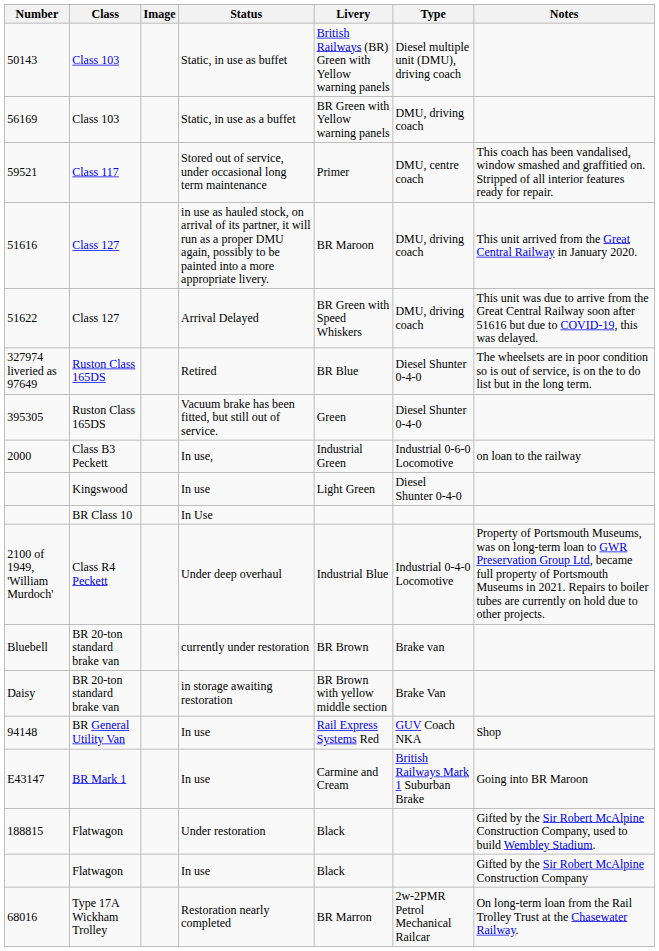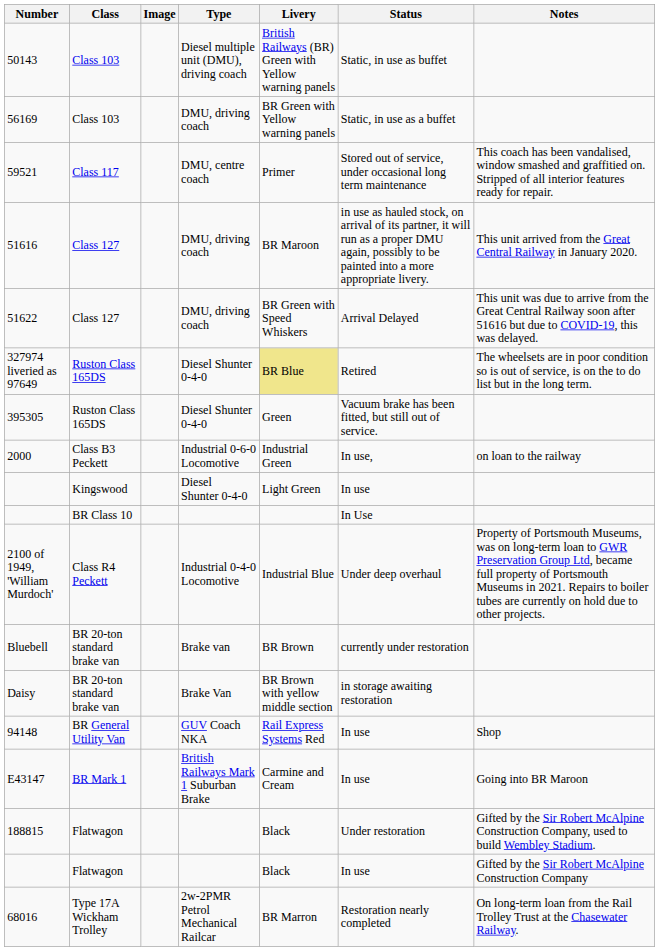columns swapped: (433, 14) <-> (246, 14)
(338, 371) no background -> (283, 371) khaki background
